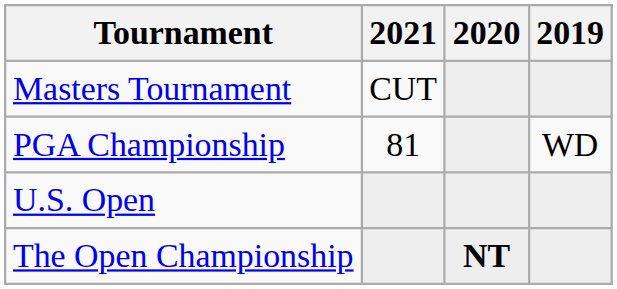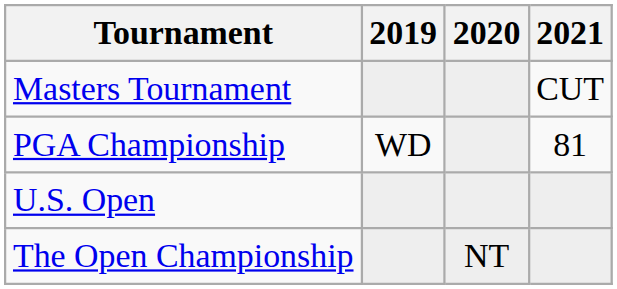columns swapped: (570, 32) <-> (403, 32)
(487, 256) bold -> (487, 256) normal
